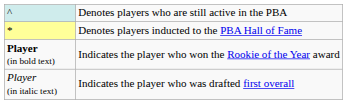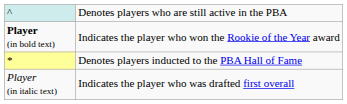rows swapped: (10, 30) <-> (31, 54)
